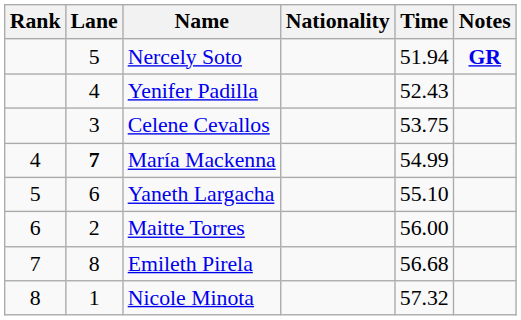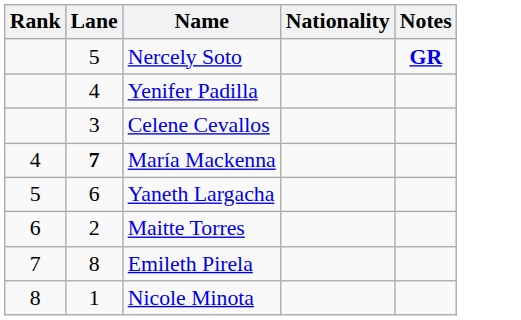- column: (424, 21)
